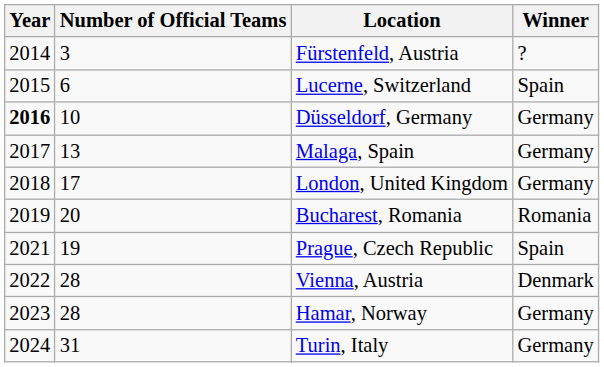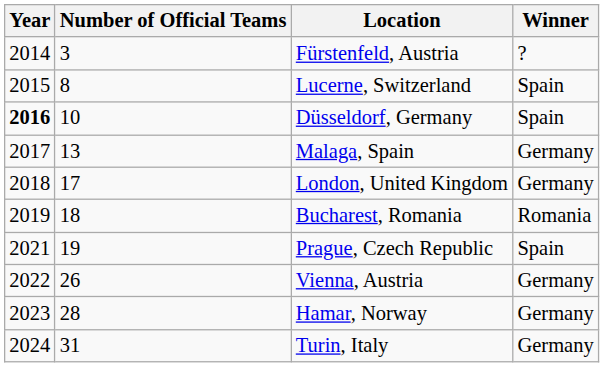(65, 85) 6 -> (65, 85) 8
(556, 118) Germany -> (541, 118) Spain
(70, 215) 20 -> (70, 215) 18
(70, 280) 28 -> (70, 280) 26
(556, 280) Denmark -> (556, 280) Germany
